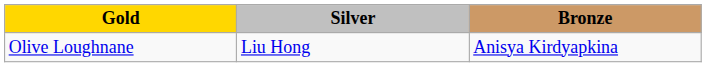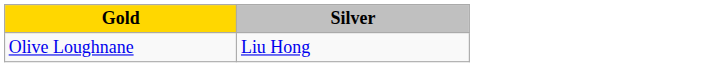- column: (585, 18)
